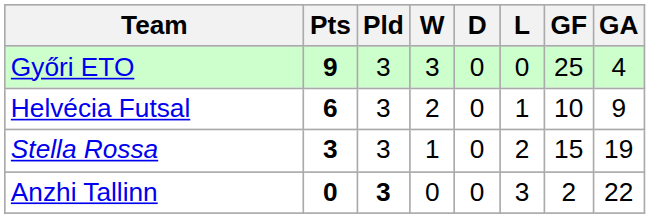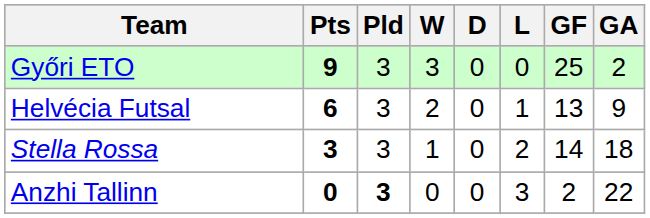(619, 66) 4 -> (619, 66) 2
(569, 108) 10 -> (569, 108) 13
(569, 150) 15 -> (569, 150) 14
(619, 150) 19 -> (619, 150) 18
